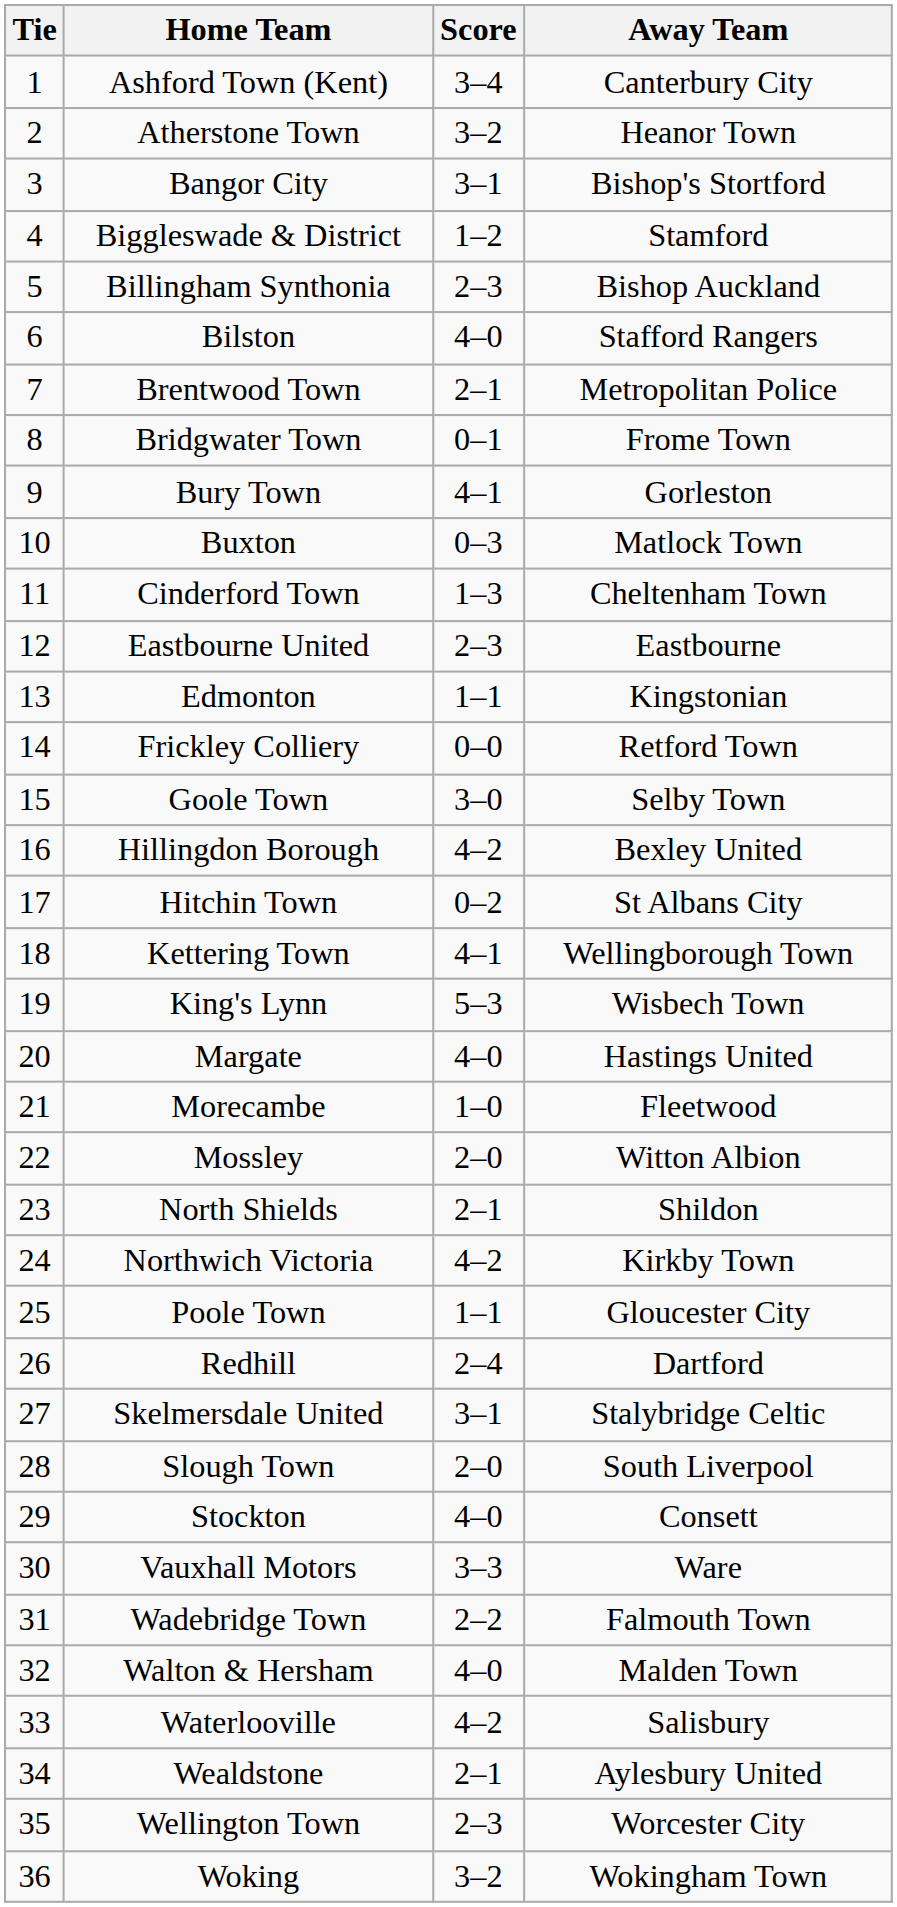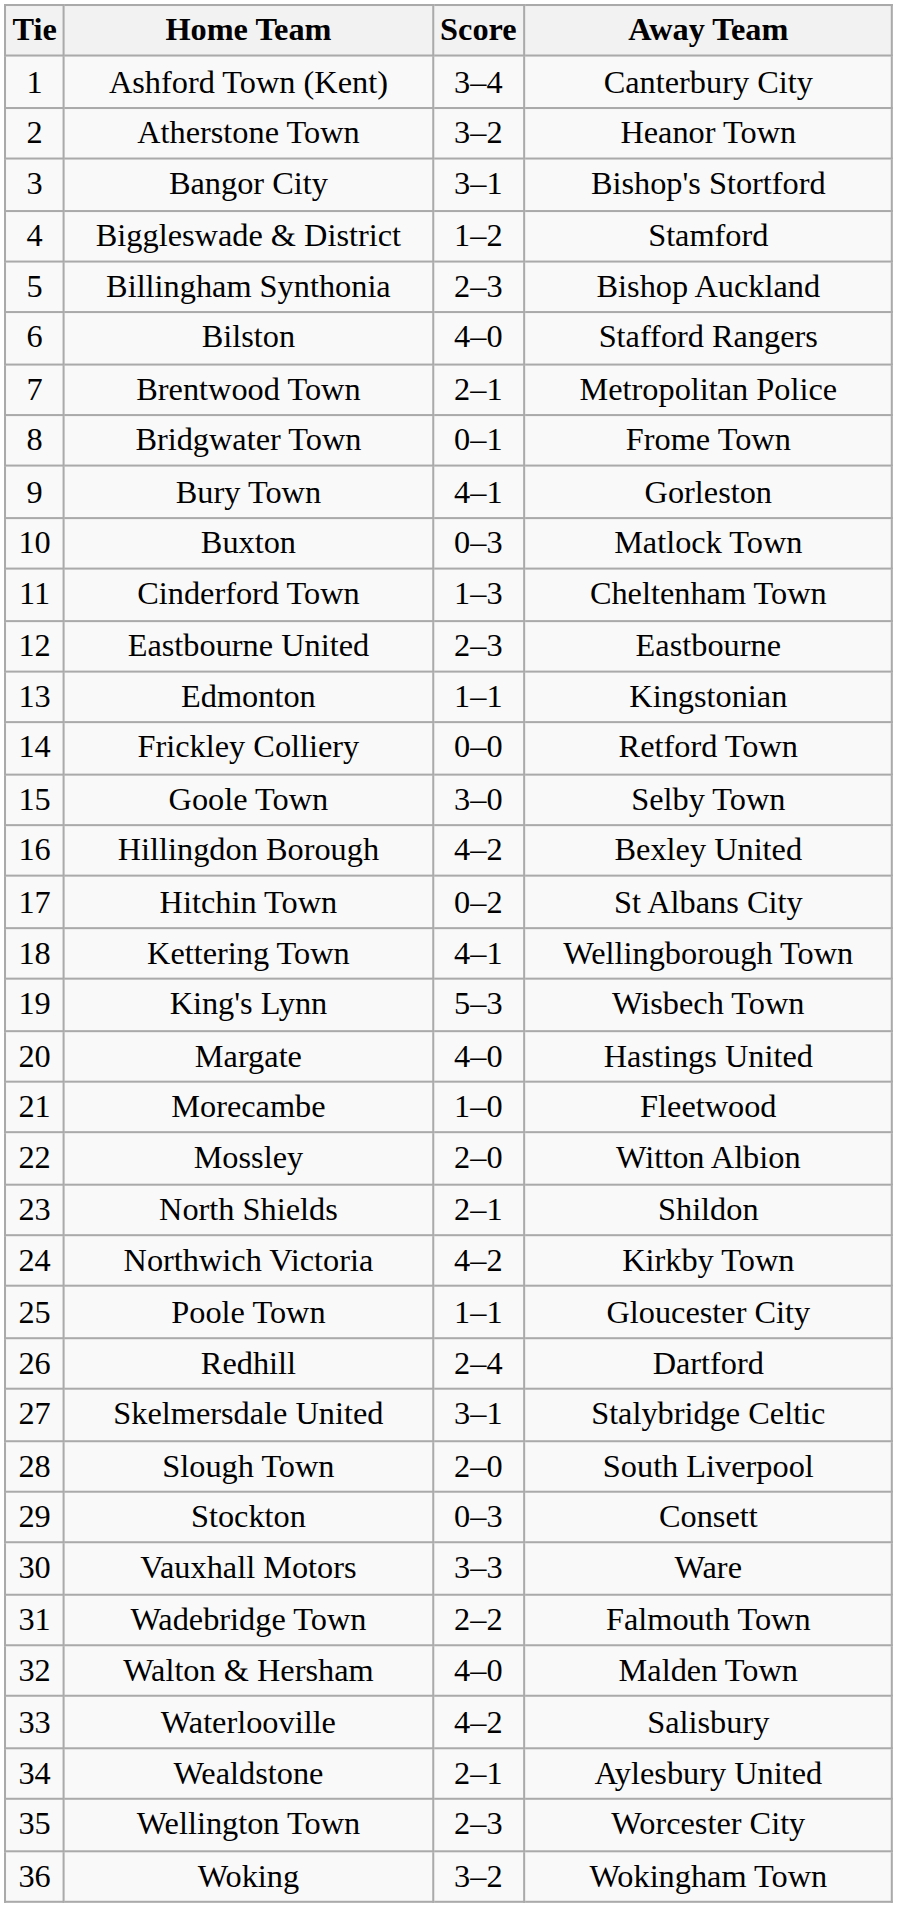(478, 1516) 4–0 -> (478, 1516) 0–3
